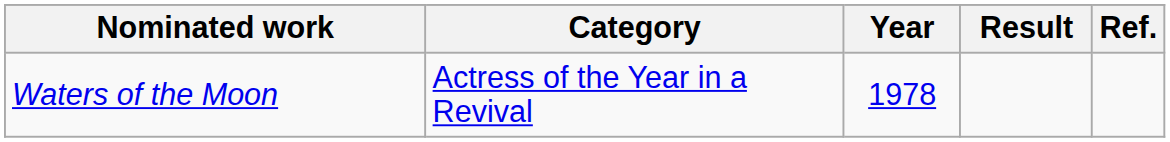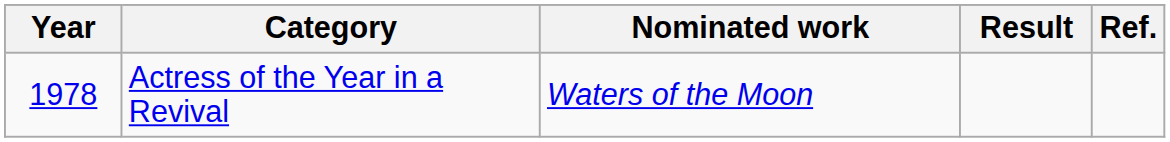columns swapped: (902, 28) <-> (215, 28)
